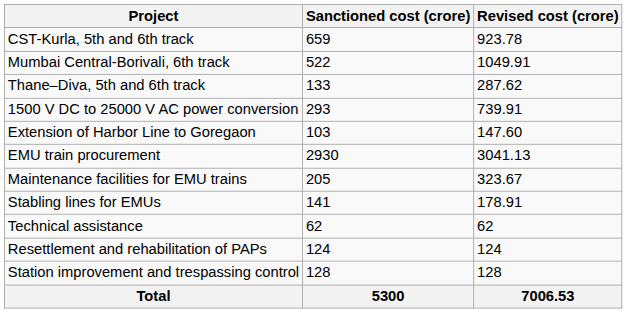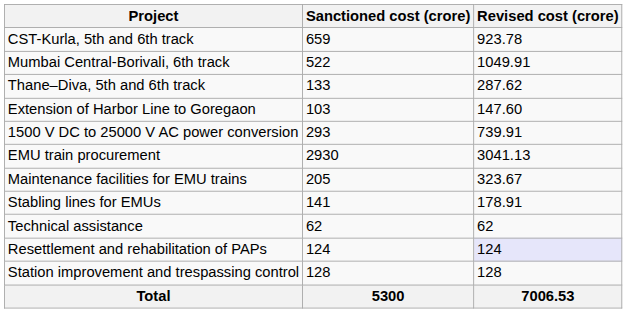rows swapped: (132, 132) <-> (153, 109)
(489, 249) no background -> (489, 249) lavender background
